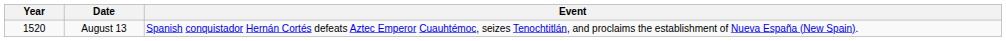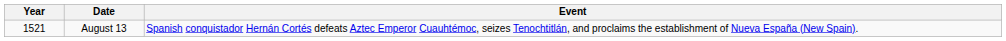(34, 28) 1520 -> (34, 28) 1521
